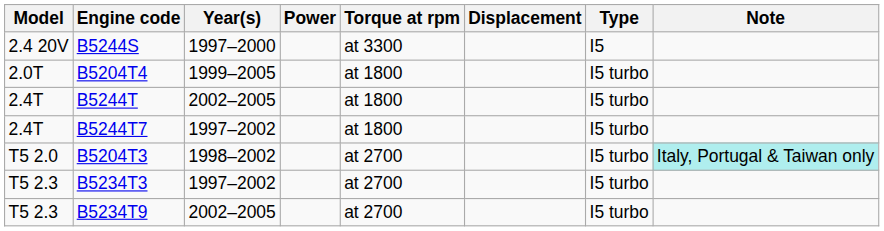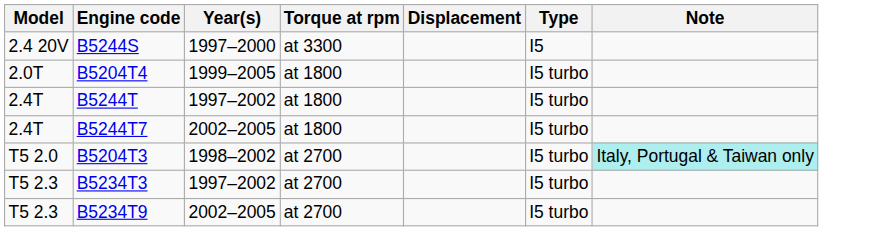- column: (310, 18)
(232, 101) 2002–2005 -> (232, 101) 1997–2002
(232, 128) 1997–2002 -> (232, 128) 2002–2005
